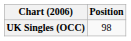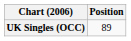(107, 28) 98 -> (107, 28) 89
